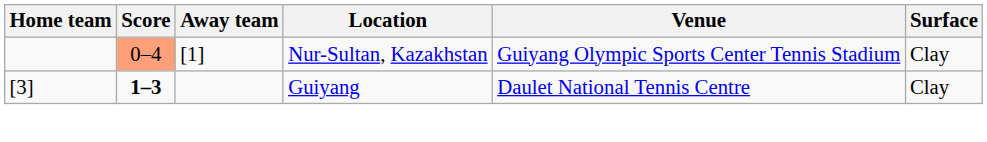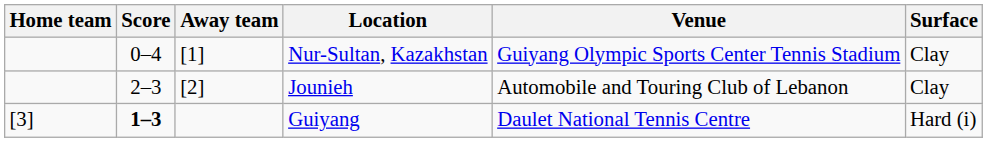(146, 53) lightsalmon background -> (146, 53) no background
+ row: (320, 86)
(930, 86) Clay -> (943, 119) Hard (i)
